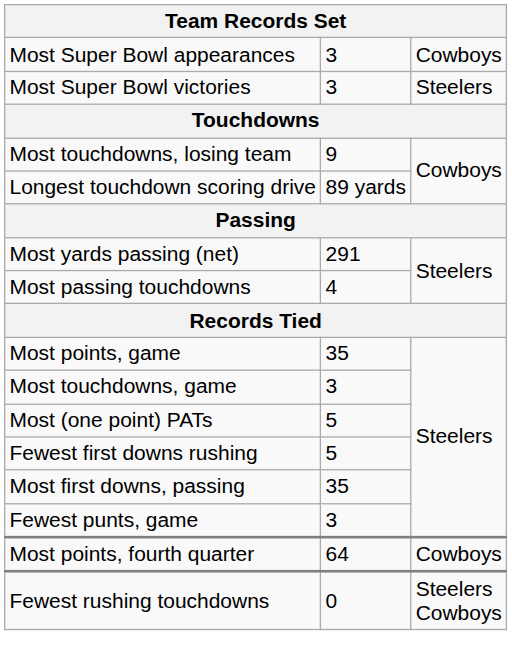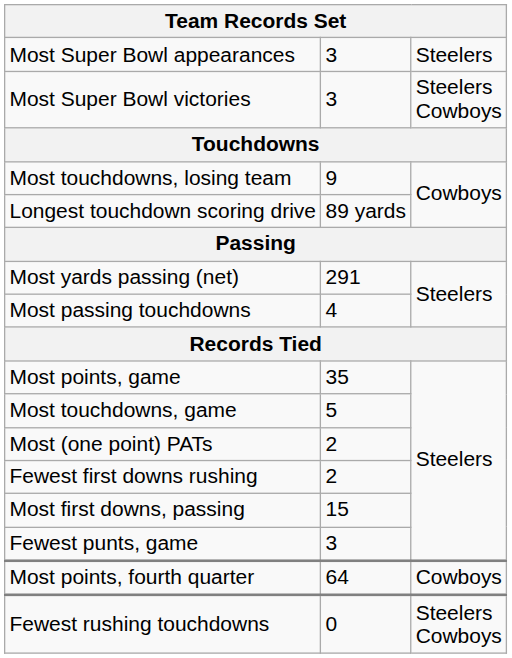(459, 54) Cowboys -> (454, 54) Steelers
(454, 87) Steelers -> (459, 99) Steelers Cowboys
(331, 386) 3 -> (331, 410) 5
(331, 420) 5 -> (331, 443) 2
(331, 453) 5 -> (331, 476) 2
(337, 486) 35 -> (337, 510) 15
